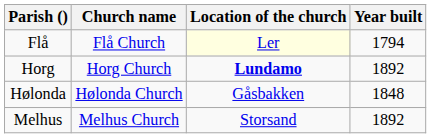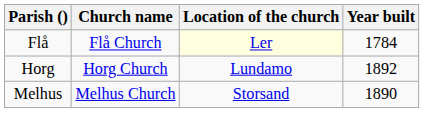(388, 42) 1794 -> (381, 42) 1784
(268, 68) bold -> (261, 68) normal
- row: (38, 94)
(388, 119) 1892 -> (381, 94) 1890
